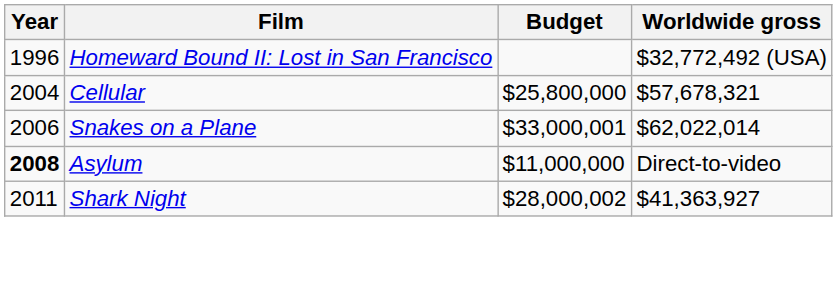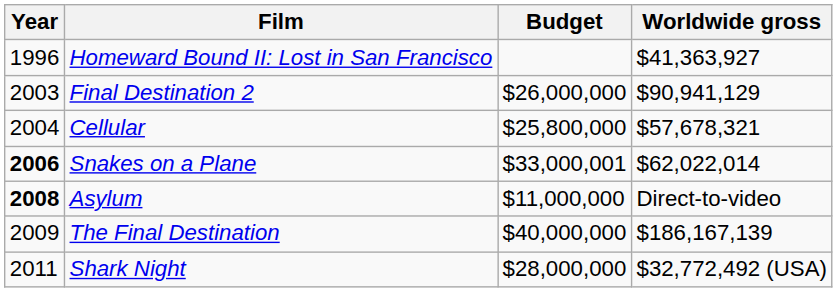(732, 57) $32,772,492 (USA) -> (698, 57) $41,363,927
+ row: (162, 92)
(35, 127) normal -> (35, 163) bold
+ row: (175, 233)
(564, 198) $28,000,002 -> (564, 269) $28,000,000
(698, 198) $41,363,927 -> (732, 269) $32,772,492 (USA)
